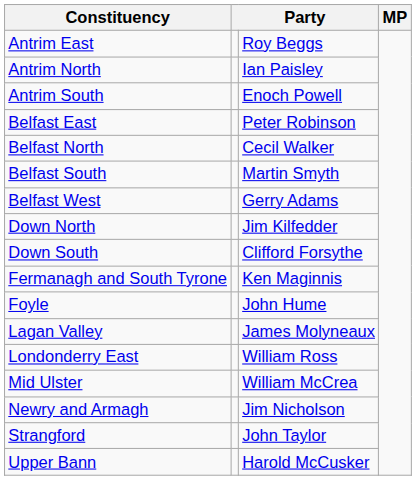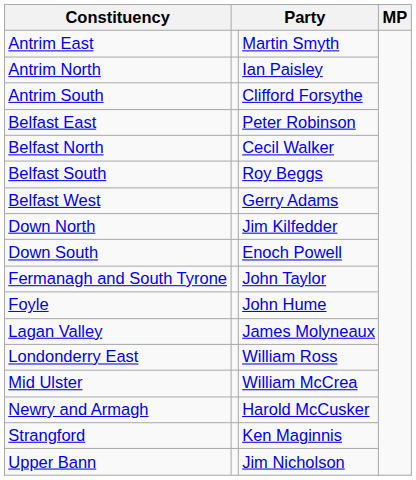(282, 43) Roy Beggs -> (291, 43) Martin Smyth
(292, 95) Enoch Powell -> (302, 95) Clifford Forsythe
(291, 174) Martin Smyth -> (282, 174) Roy Beggs
(302, 252) Clifford Forsythe -> (292, 252) Enoch Powell
(292, 278) Ken Maginnis -> (284, 278) John Taylor
(293, 409) Jim Nicholson -> (306, 409) Harold McCusker
(284, 435) John Taylor -> (292, 435) Ken Maginnis
(306, 461) Harold McCusker -> (293, 461) Jim Nicholson
